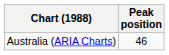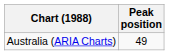(141, 41) 46 -> (141, 41) 49
